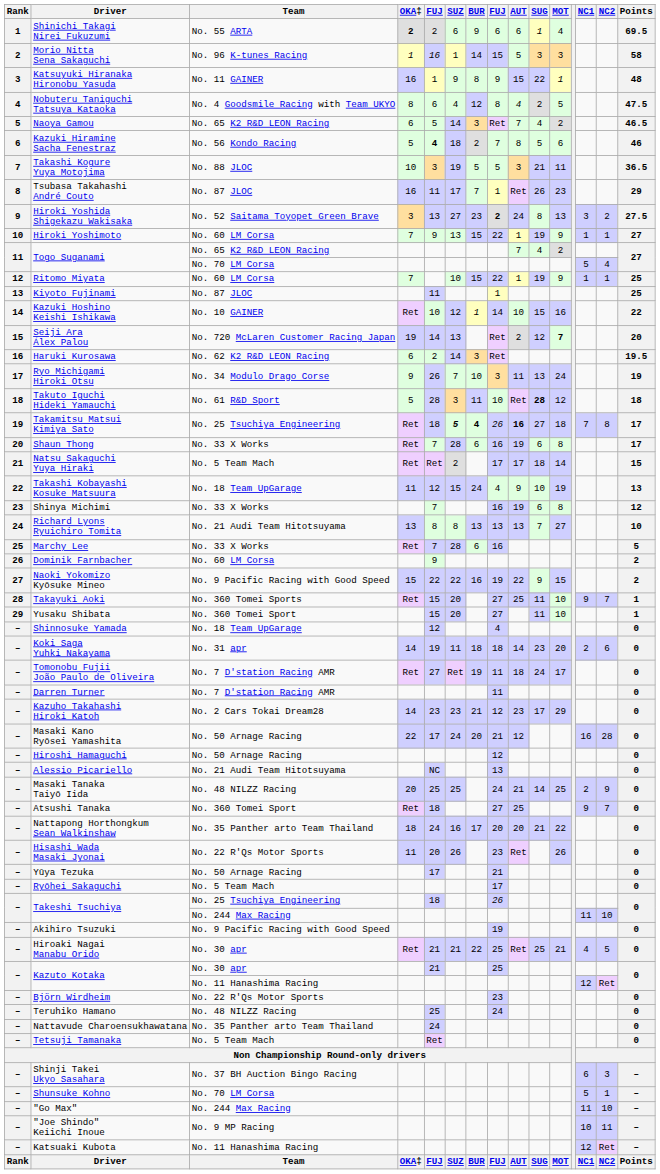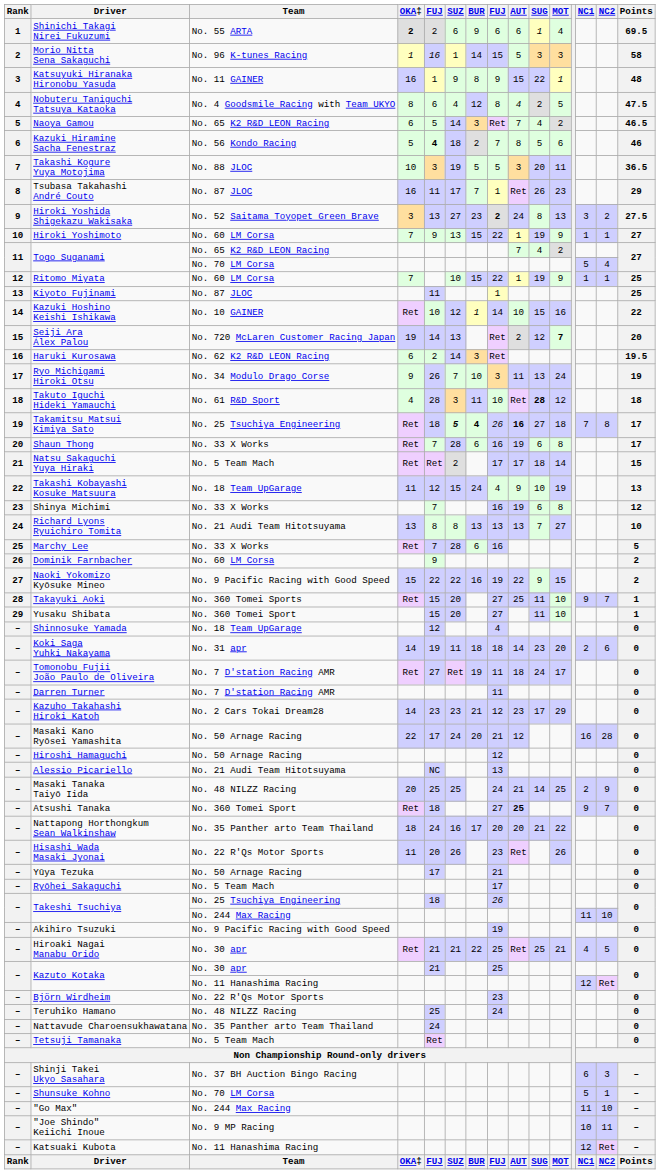(540, 168) 21 -> (540, 168) 20
(411, 401) 5 -> (411, 401) 4
(519, 809) normal -> (519, 809) bold
